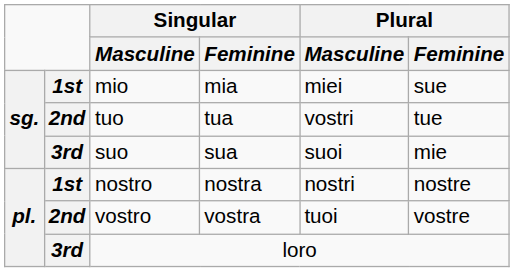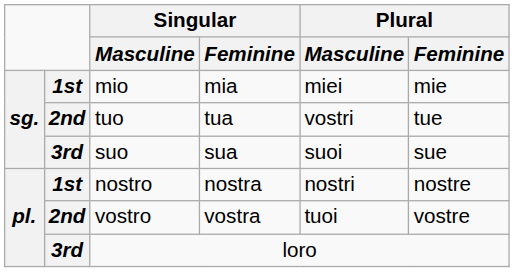(430, 86) sue -> (430, 86) mie
(430, 151) mie -> (430, 151) sue
